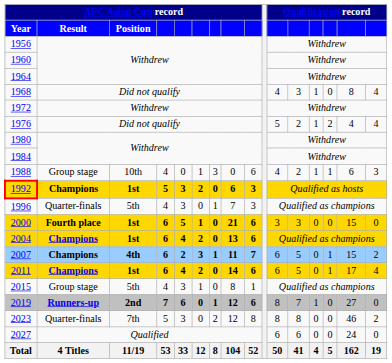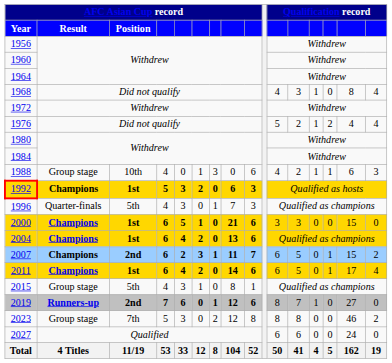(73, 222) Fourth place -> (73, 222) Champions
(133, 254) 4th -> (133, 254) 2nd
(73, 318) Quarter-finals -> (73, 318) Group stage
